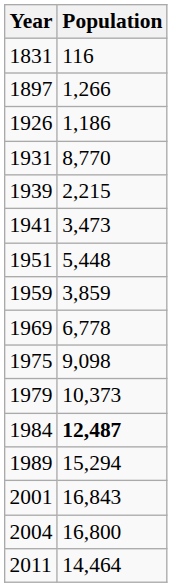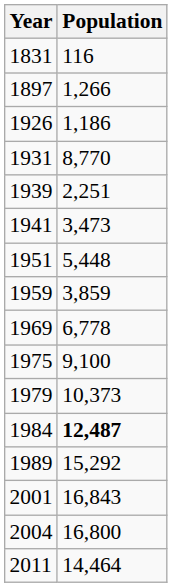(86, 191) 2,215 -> (86, 191) 2,251
(86, 361) 9,098 -> (86, 361) 9,100
(92, 463) 15,294 -> (92, 463) 15,292
